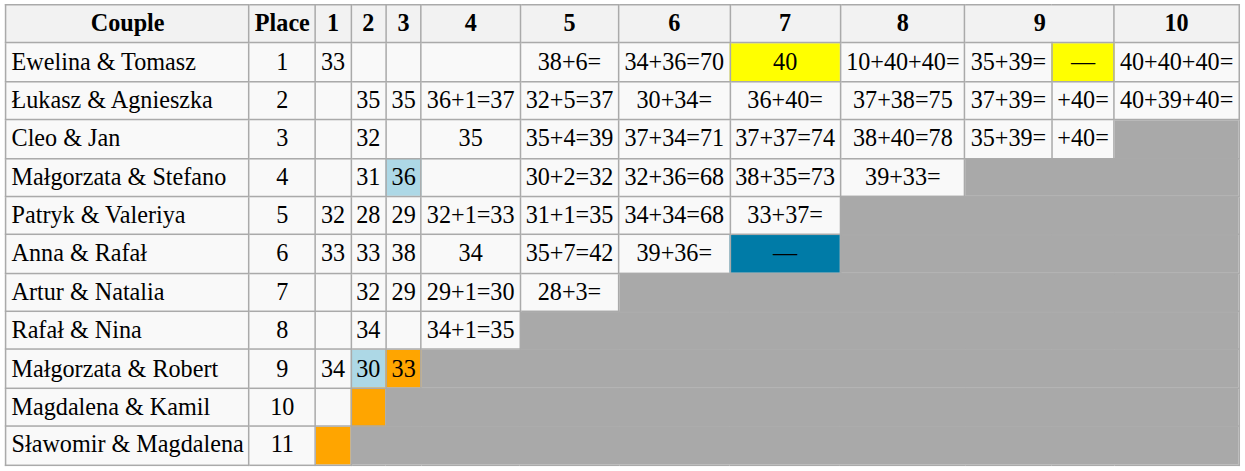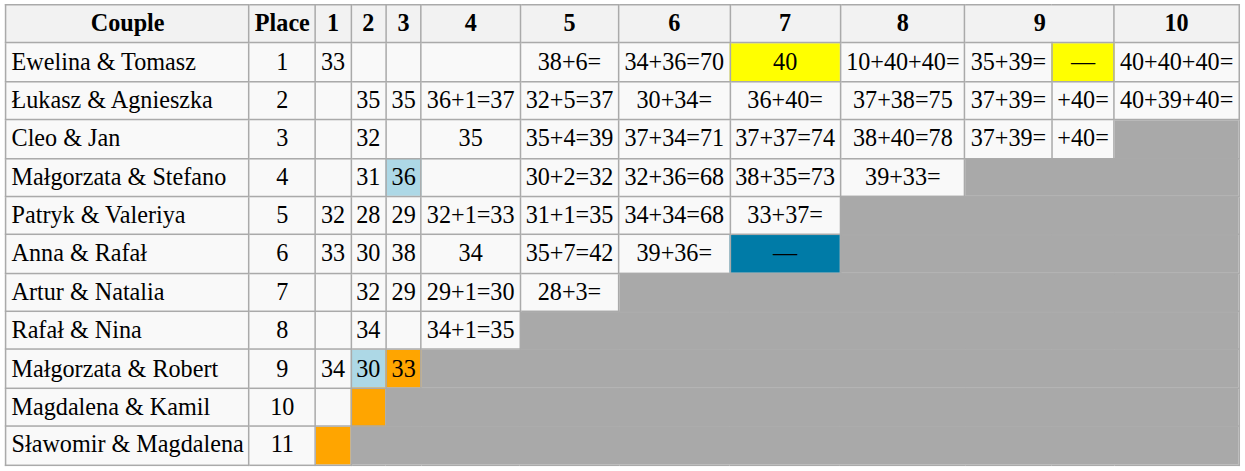(1008, 138) 35+39= -> (1008, 138) 37+39=
(368, 253) 33 -> (368, 253) 30
